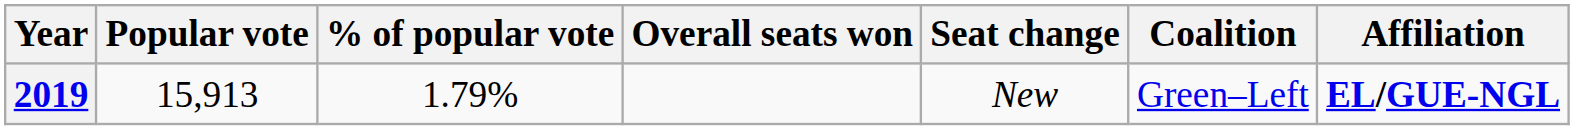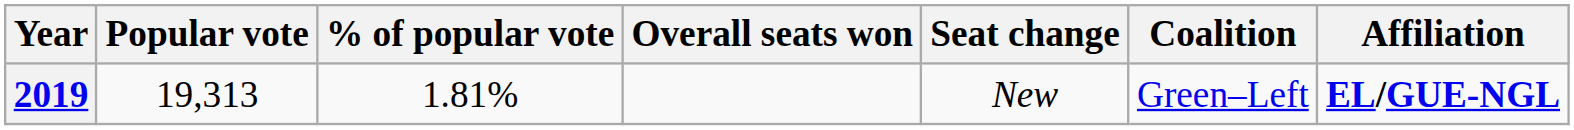(207, 93) 15,913 -> (207, 93) 19,313
(470, 93) 1.79% -> (470, 93) 1.81%
